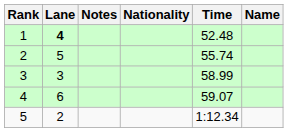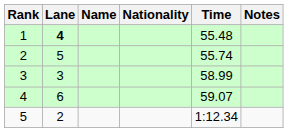columns swapped: (262, 14) <-> (99, 14)
(217, 35) 52.48 -> (216, 35) 55.48
